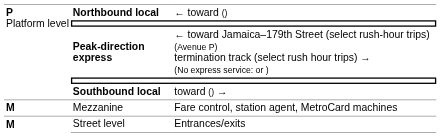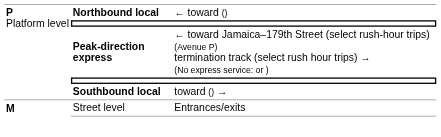- row: (98, 108)
